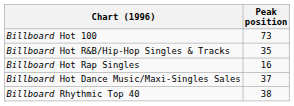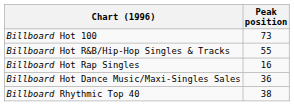(266, 51) 35 -> (266, 51) 55
(266, 79) 37 -> (266, 79) 36
